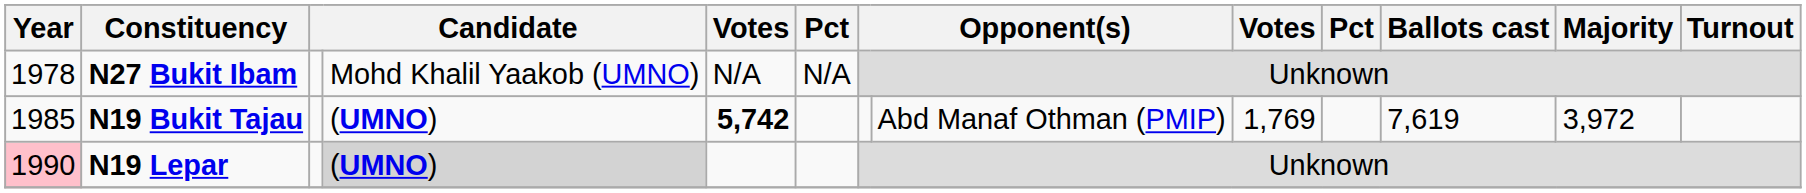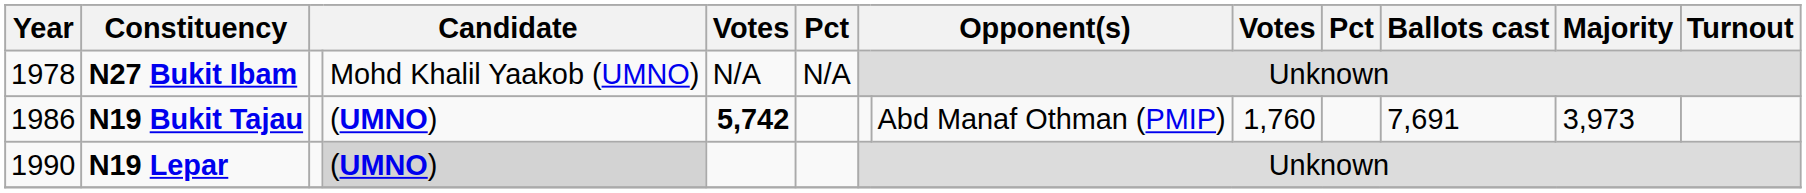(43, 119) 1985 -> (43, 119) 1986
(1279, 119) 1,769 -> (1279, 119) 1,760
(1423, 119) 7,619 -> (1423, 119) 7,691
(1599, 119) 3,972 -> (1599, 119) 3,973
(43, 165) pink background -> (43, 165) no background
